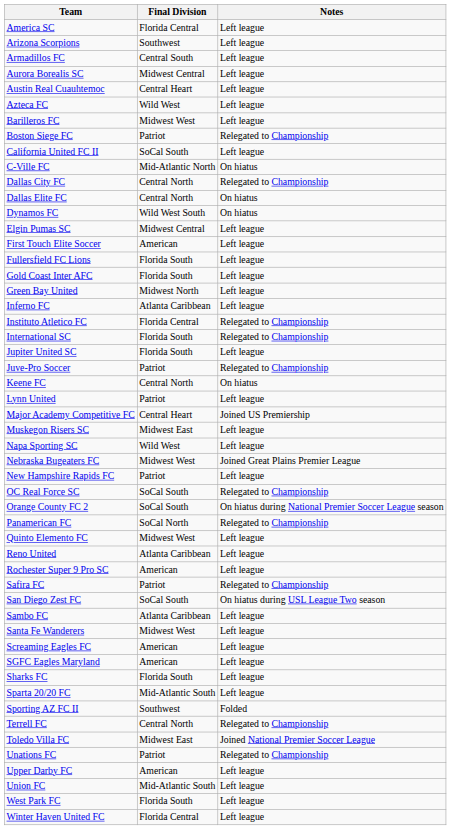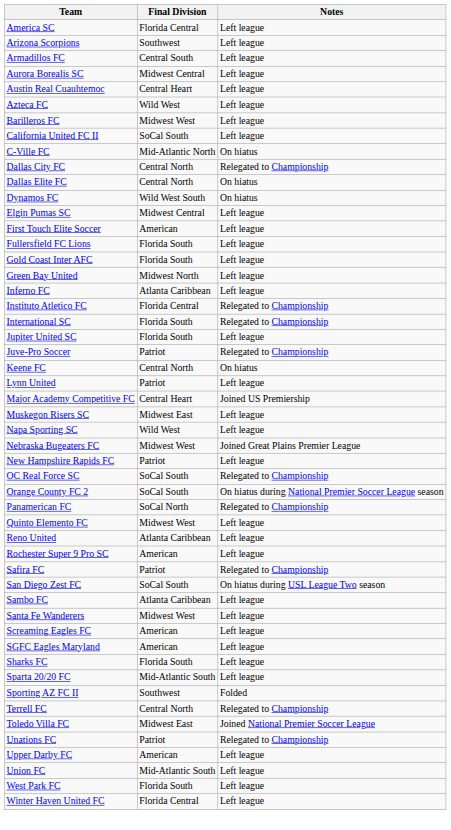- row: (40, 136)
